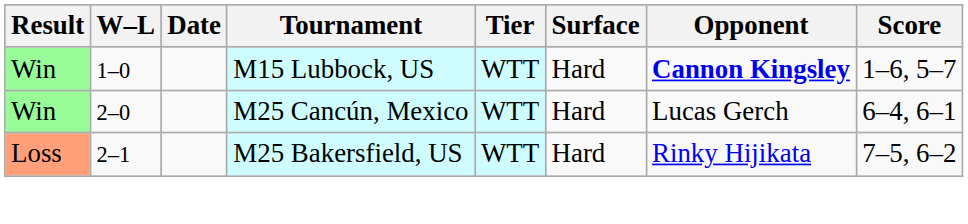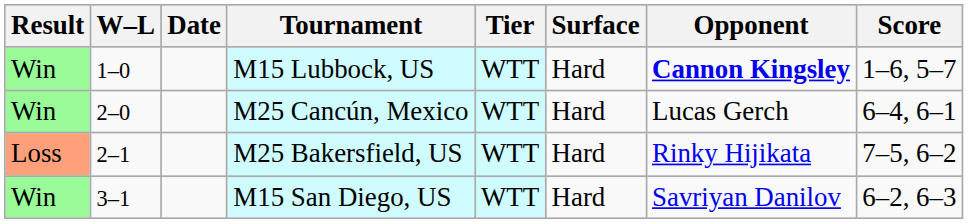+ row: (342, 196)
